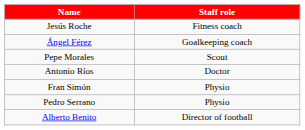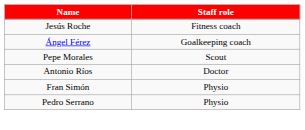- row: (69, 116)
